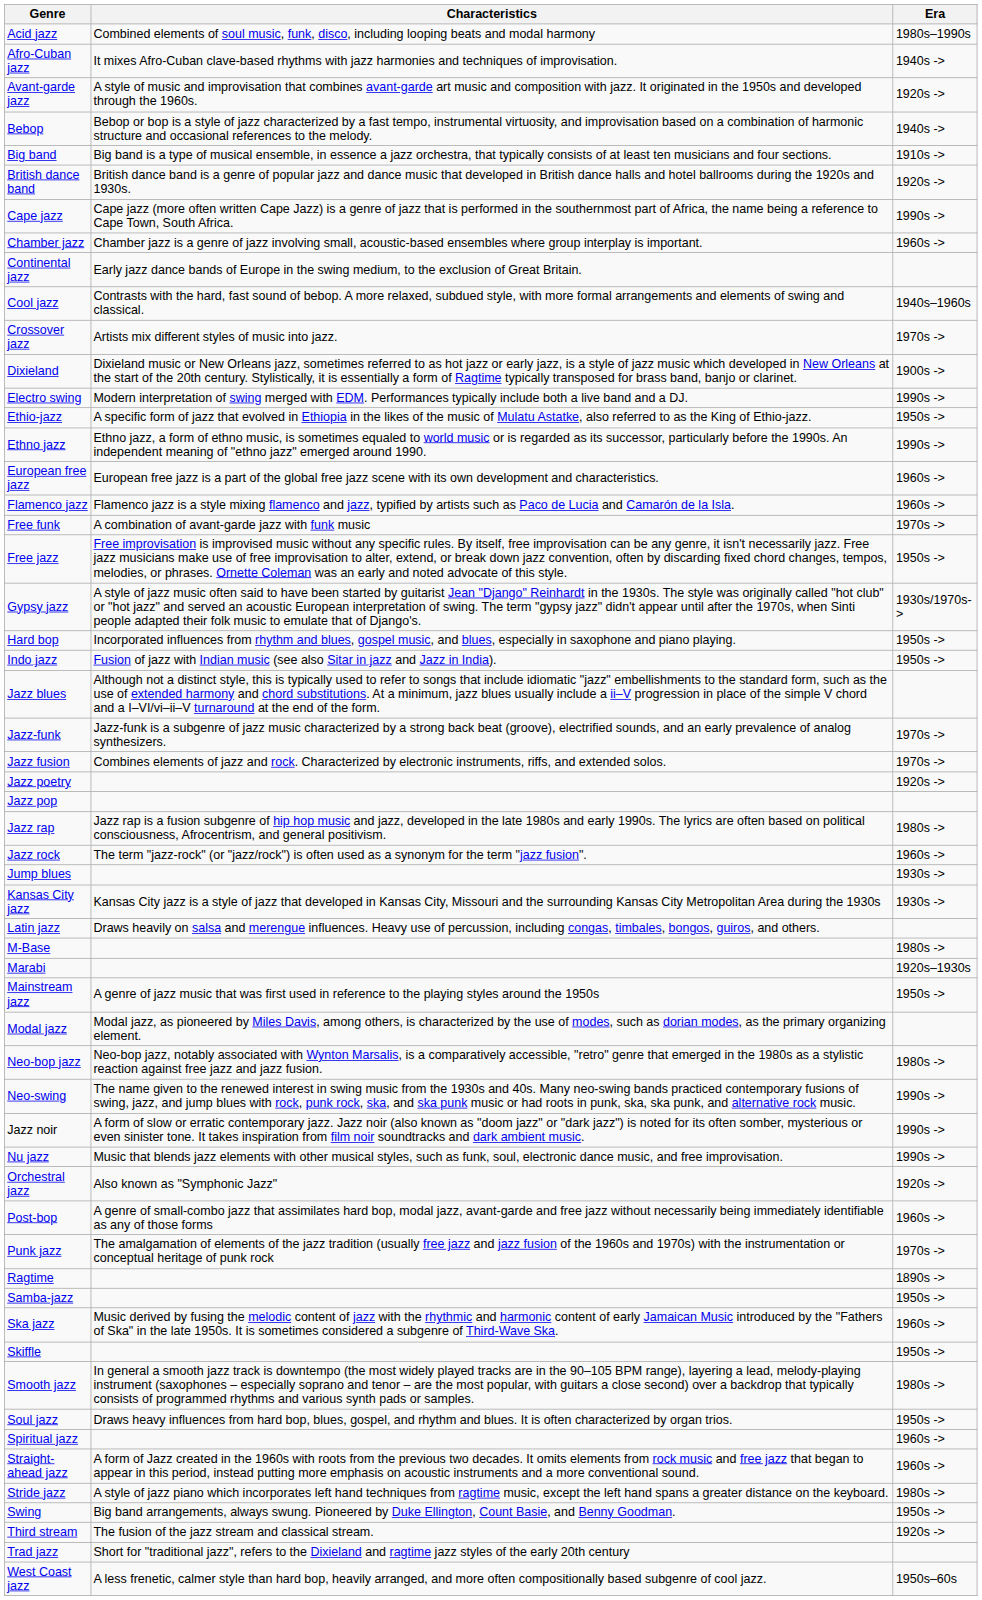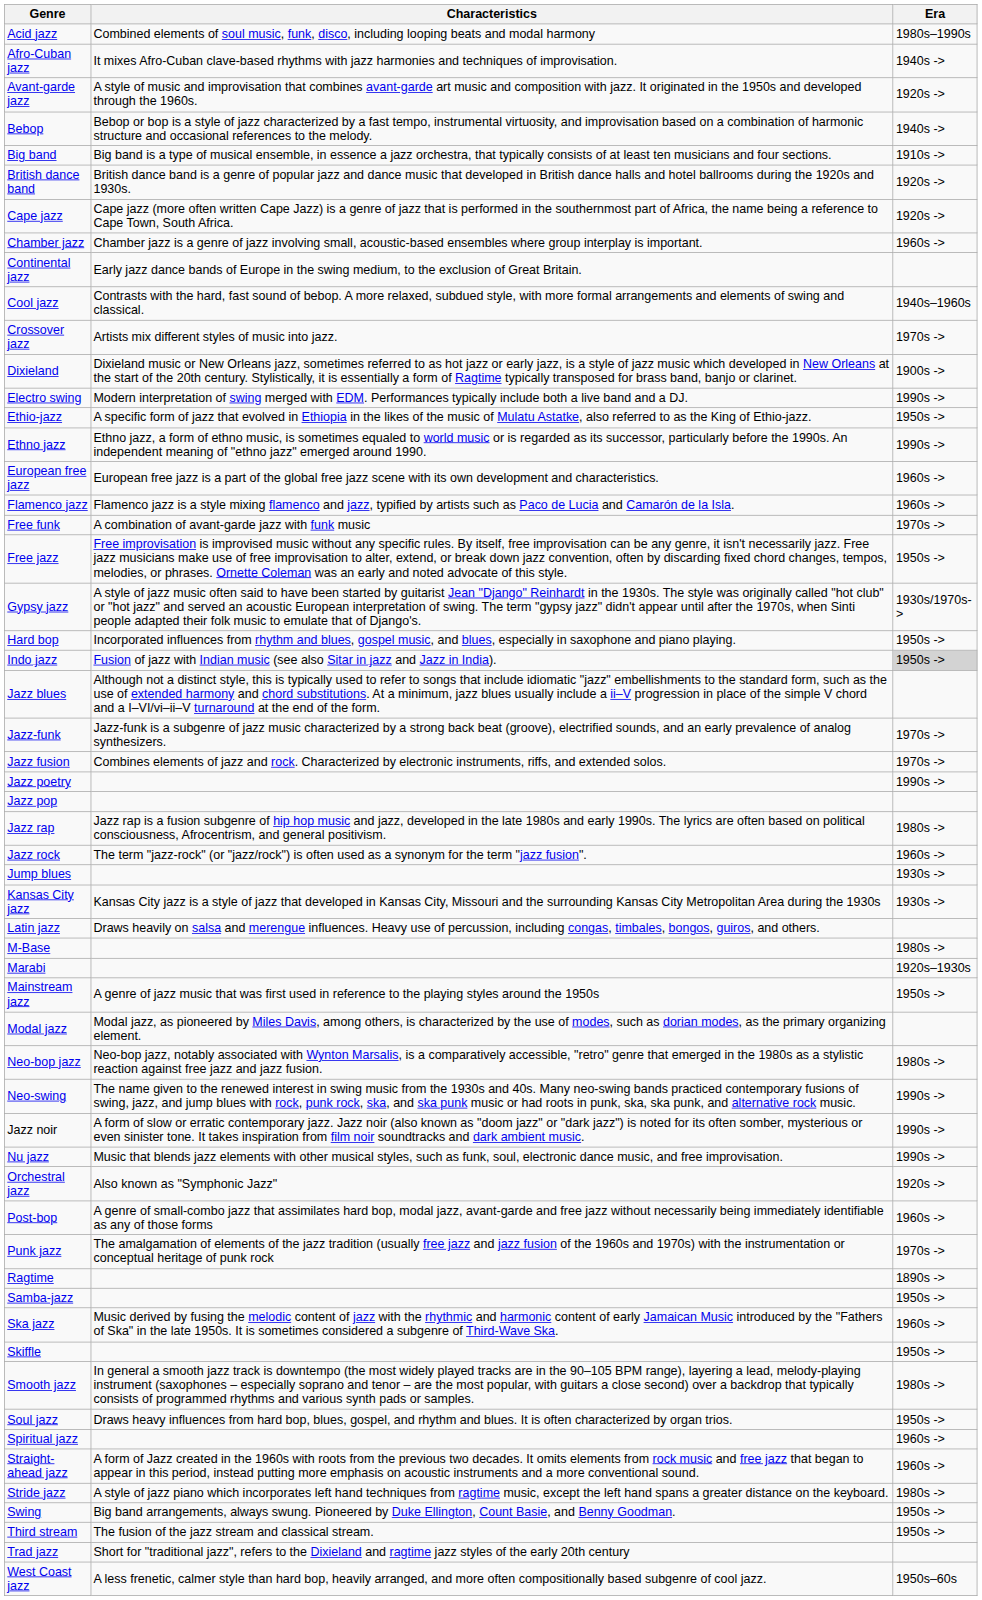(920, 216) 1990s -> -> (920, 216) 1920s ->
(920, 660) no background -> (920, 660) lightgrey background
(920, 781) 1920s -> -> (920, 781) 1990s ->
(920, 1532) 1920s -> -> (920, 1532) 1950s ->
